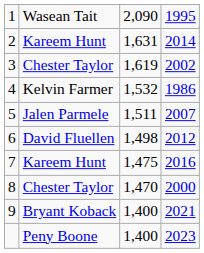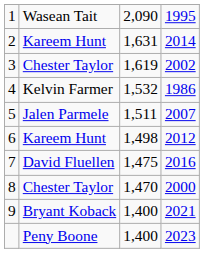(69, 138) David Fluellen -> (64, 138) Kareem Hunt
(64, 162) Kareem Hunt -> (69, 162) David Fluellen
